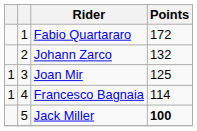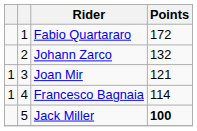(161, 75) 125 -> (161, 75) 121
